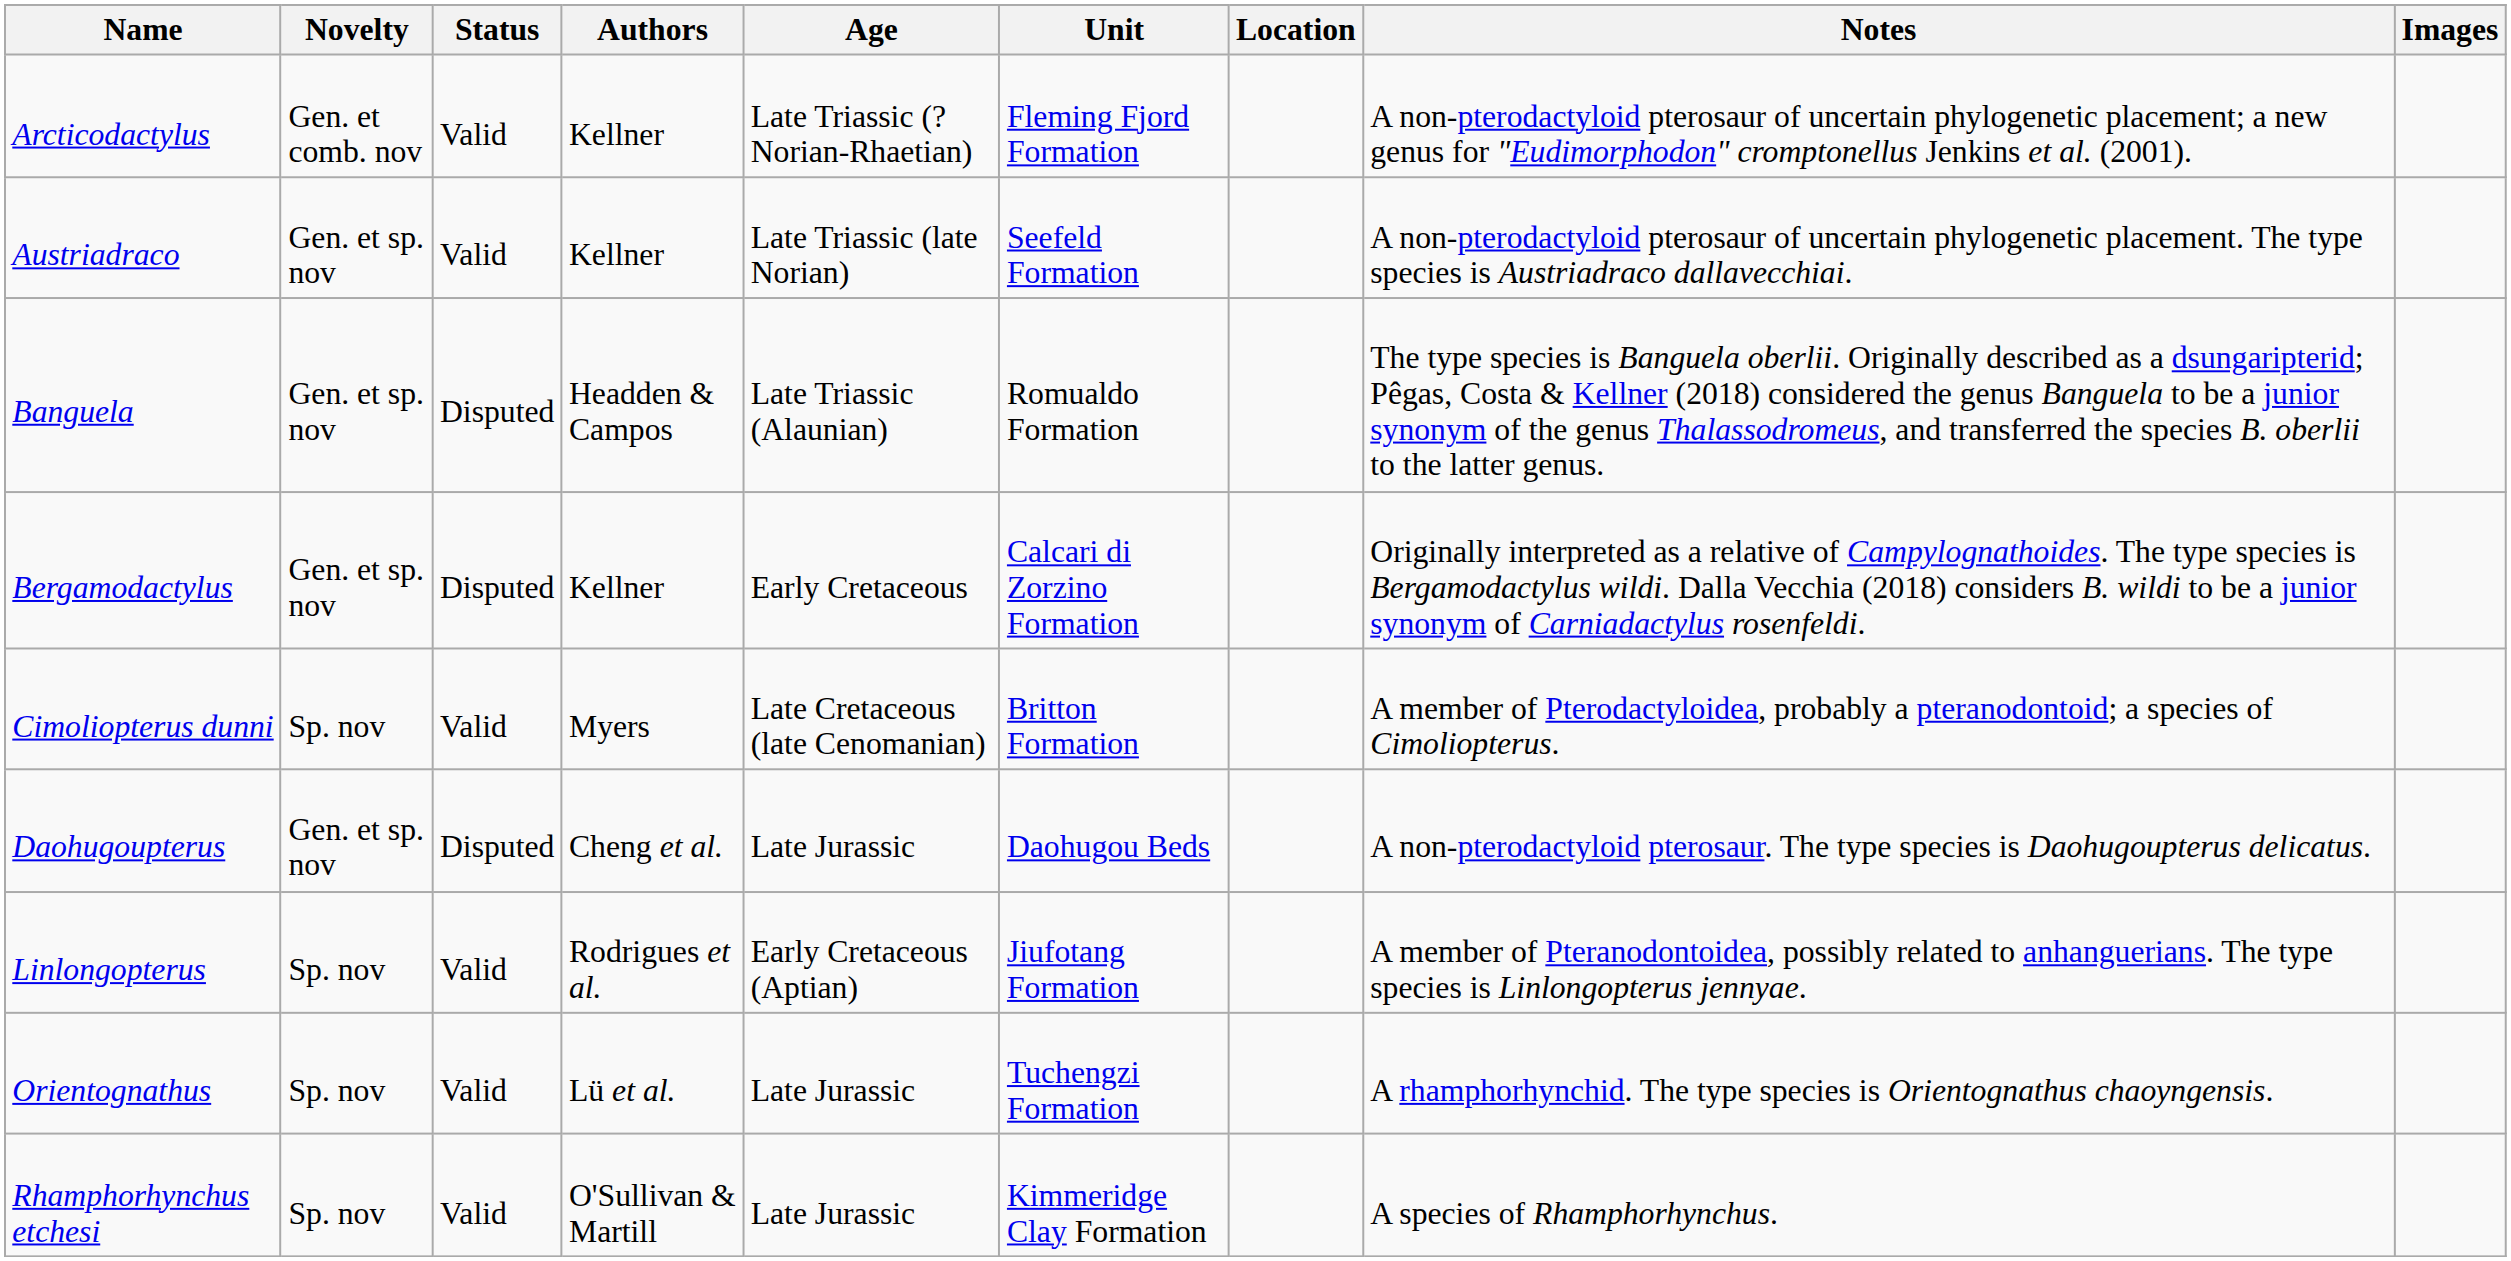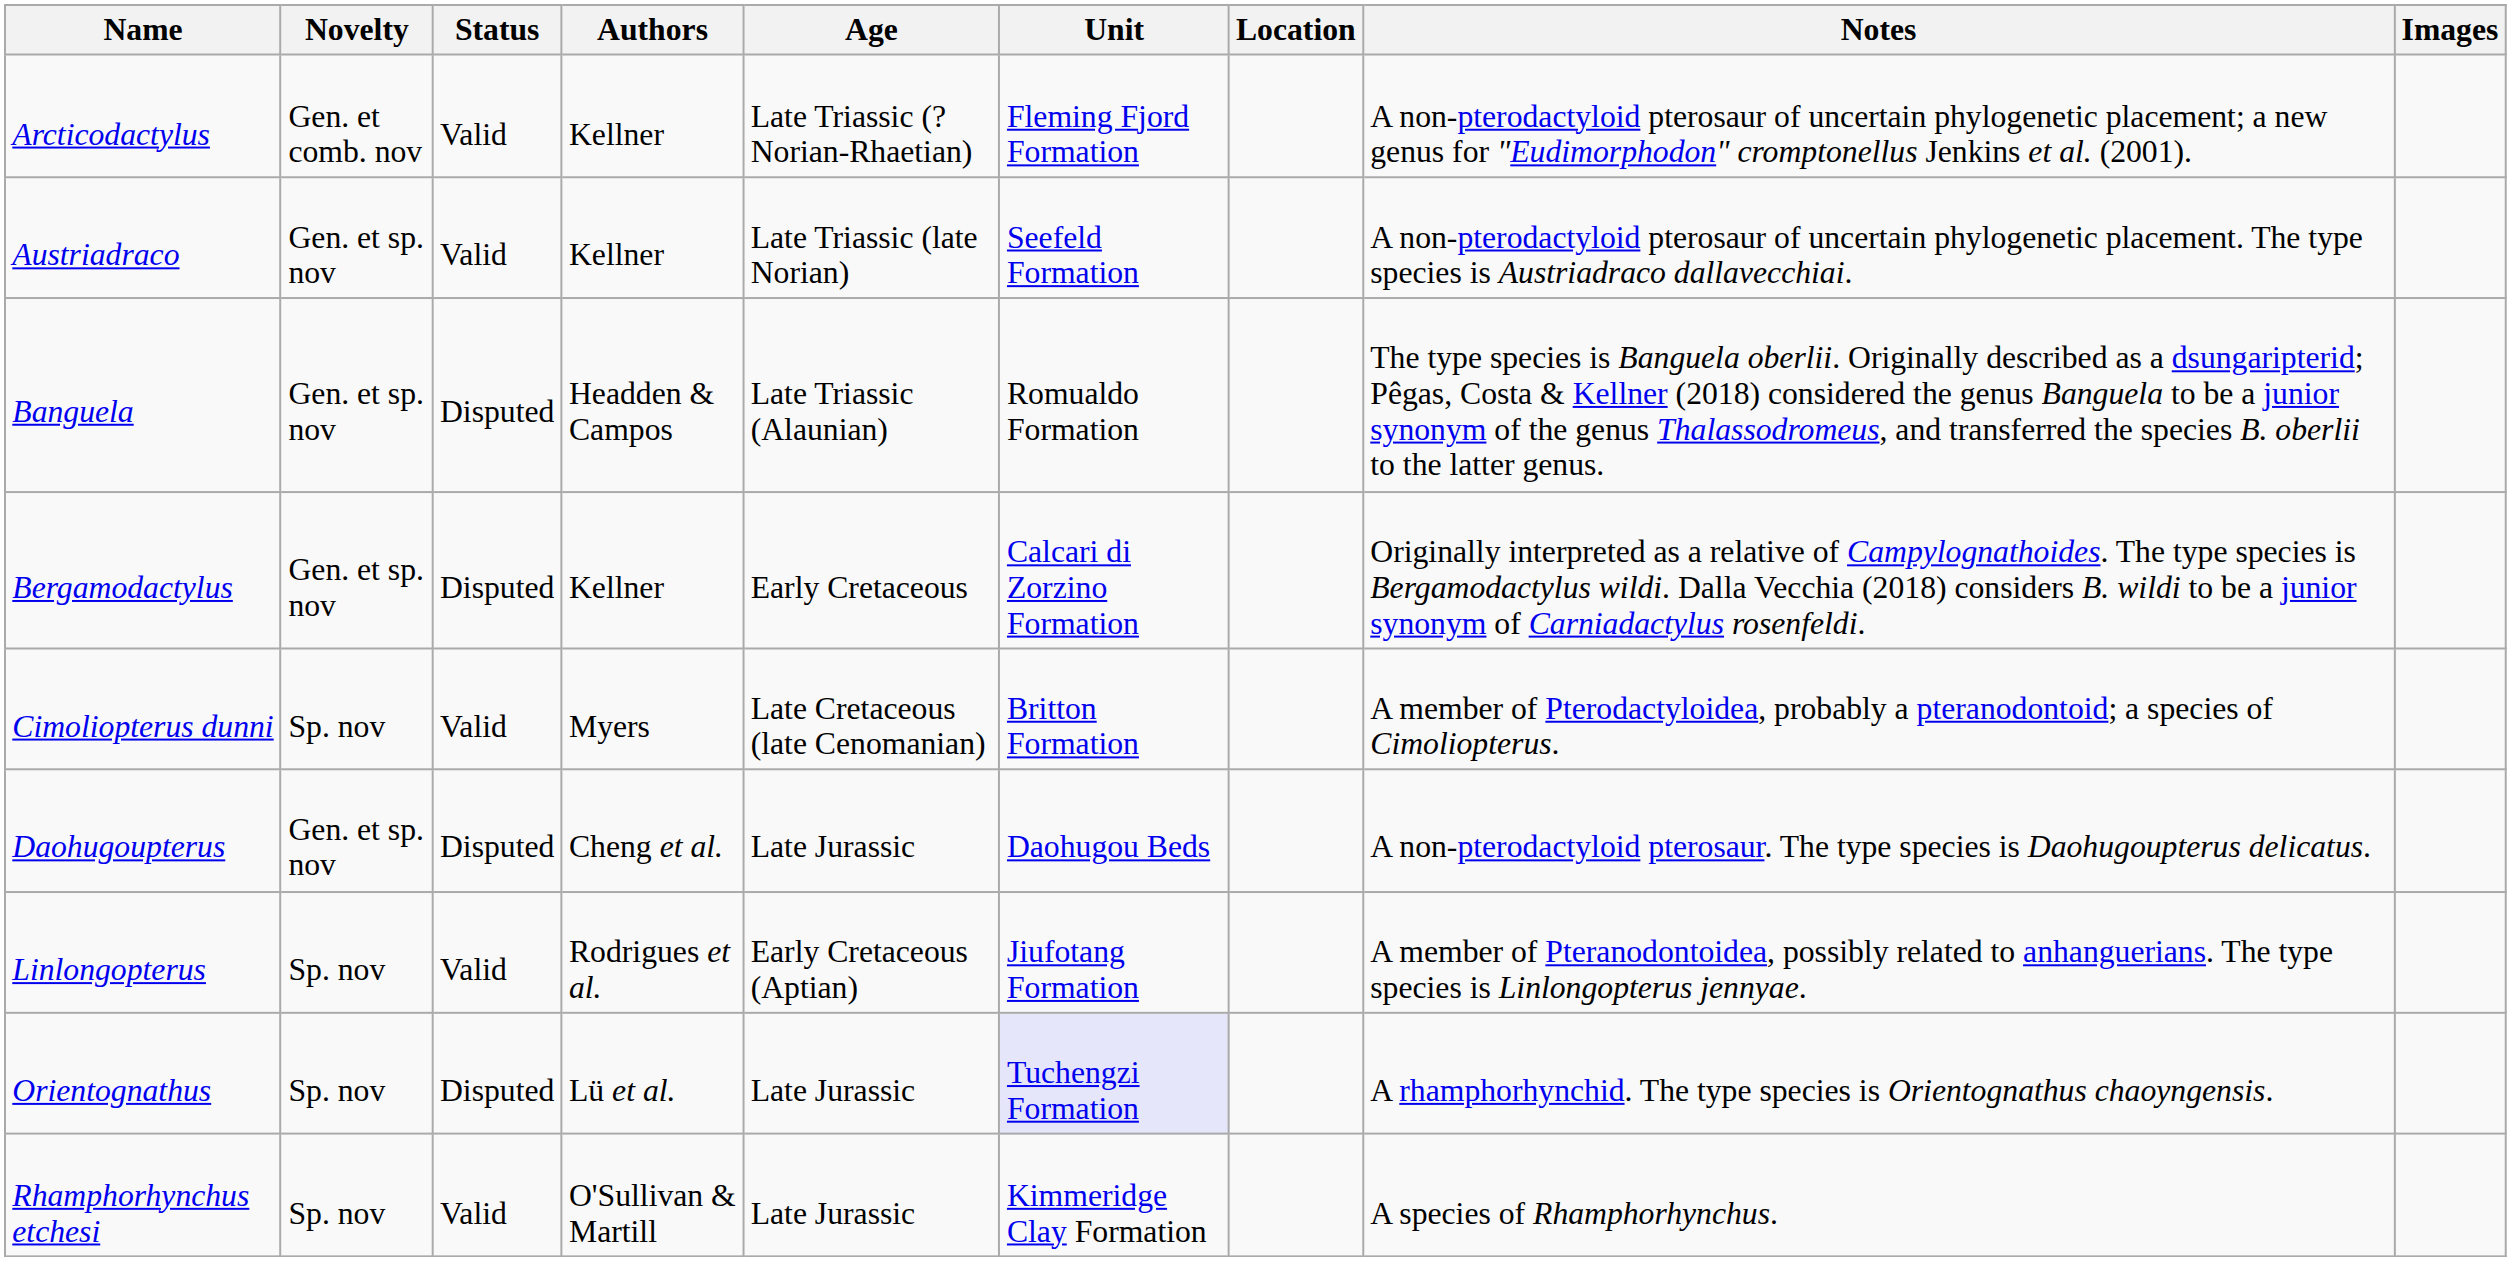(473, 1090) Valid -> (497, 1090) Disputed
(1073, 1090) no background -> (1073, 1090) lavender background
